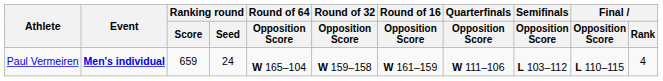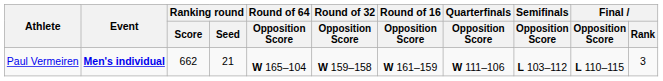(188, 62) 659 -> (188, 62) 662
(228, 62) 24 -> (228, 62) 21
(643, 62) 4 -> (643, 62) 3
